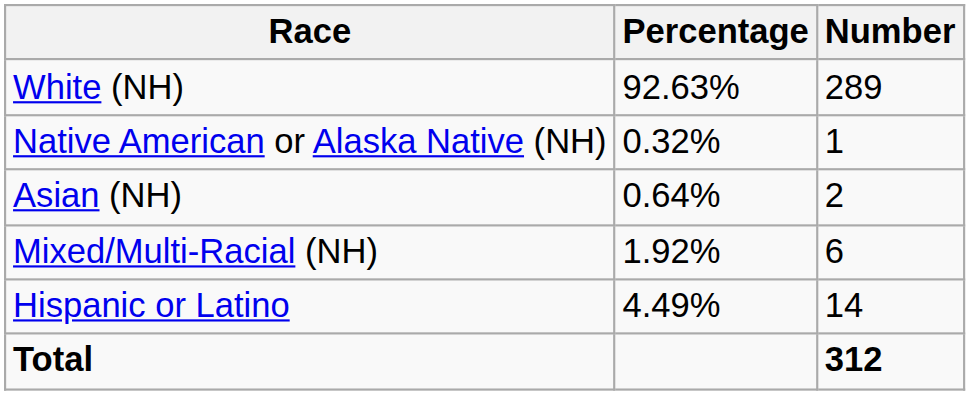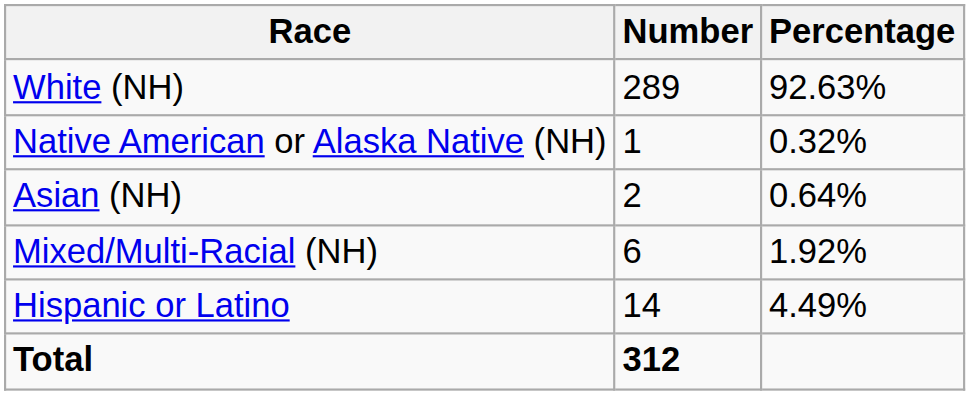columns swapped: (890, 31) <-> (716, 31)
